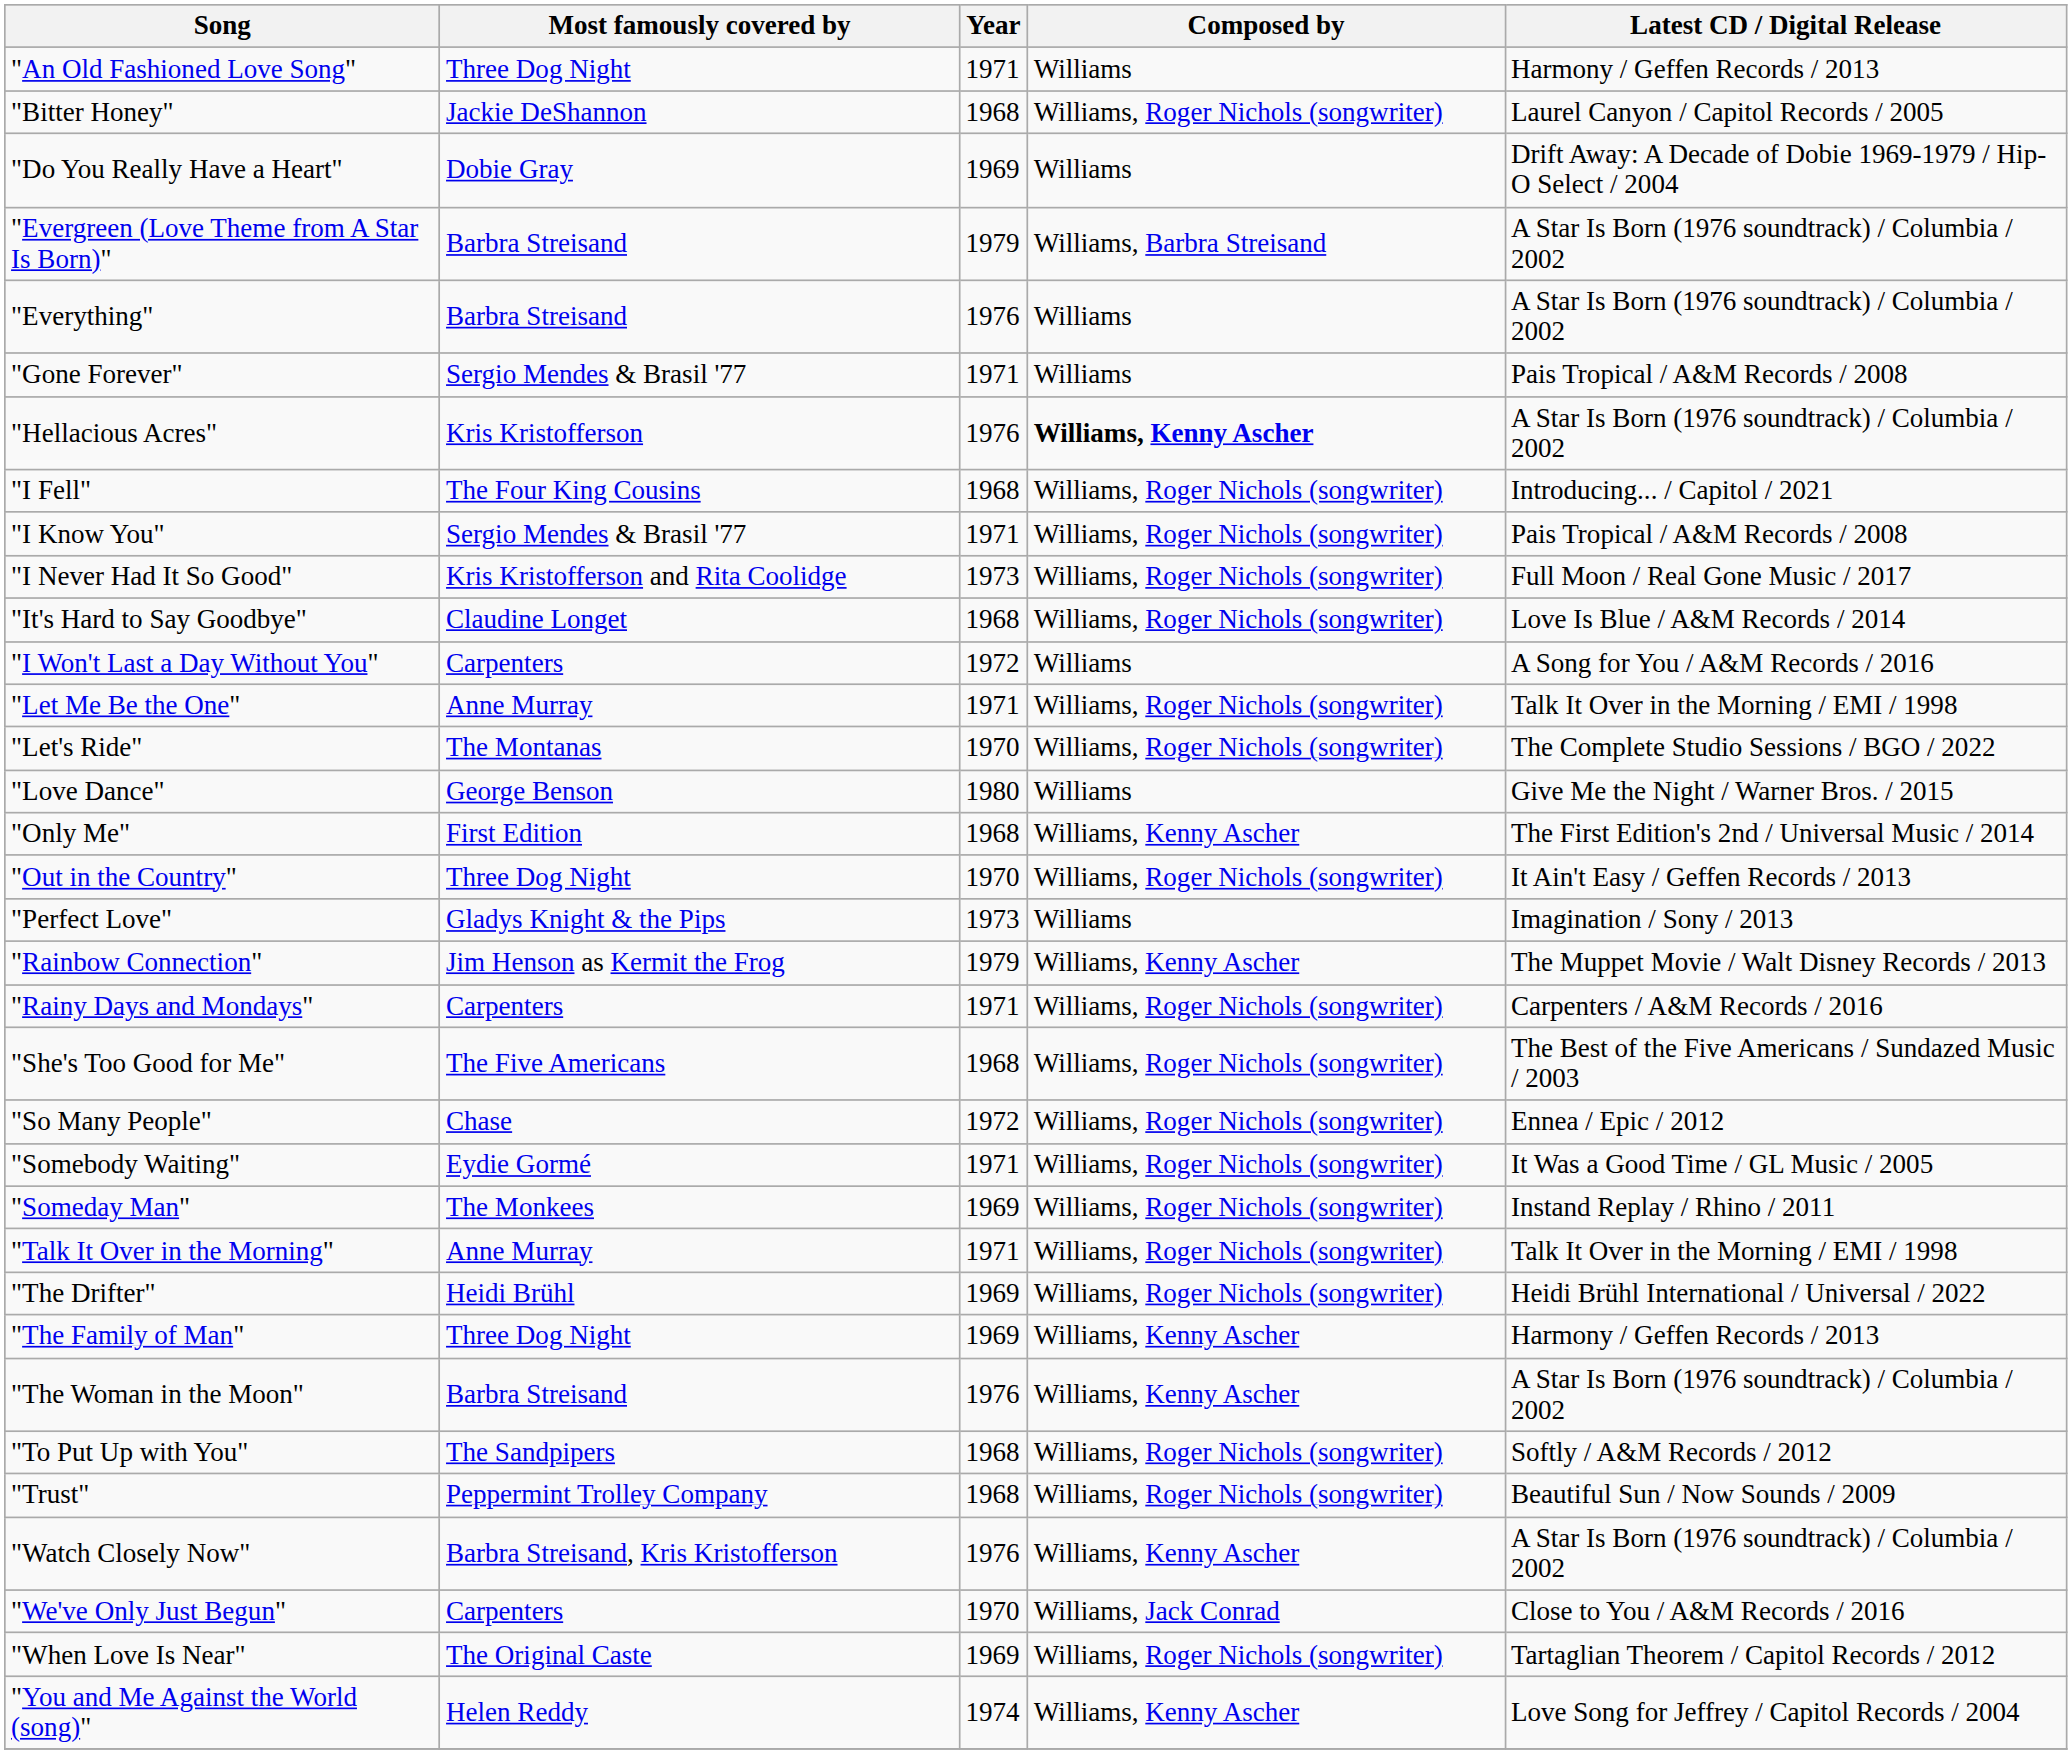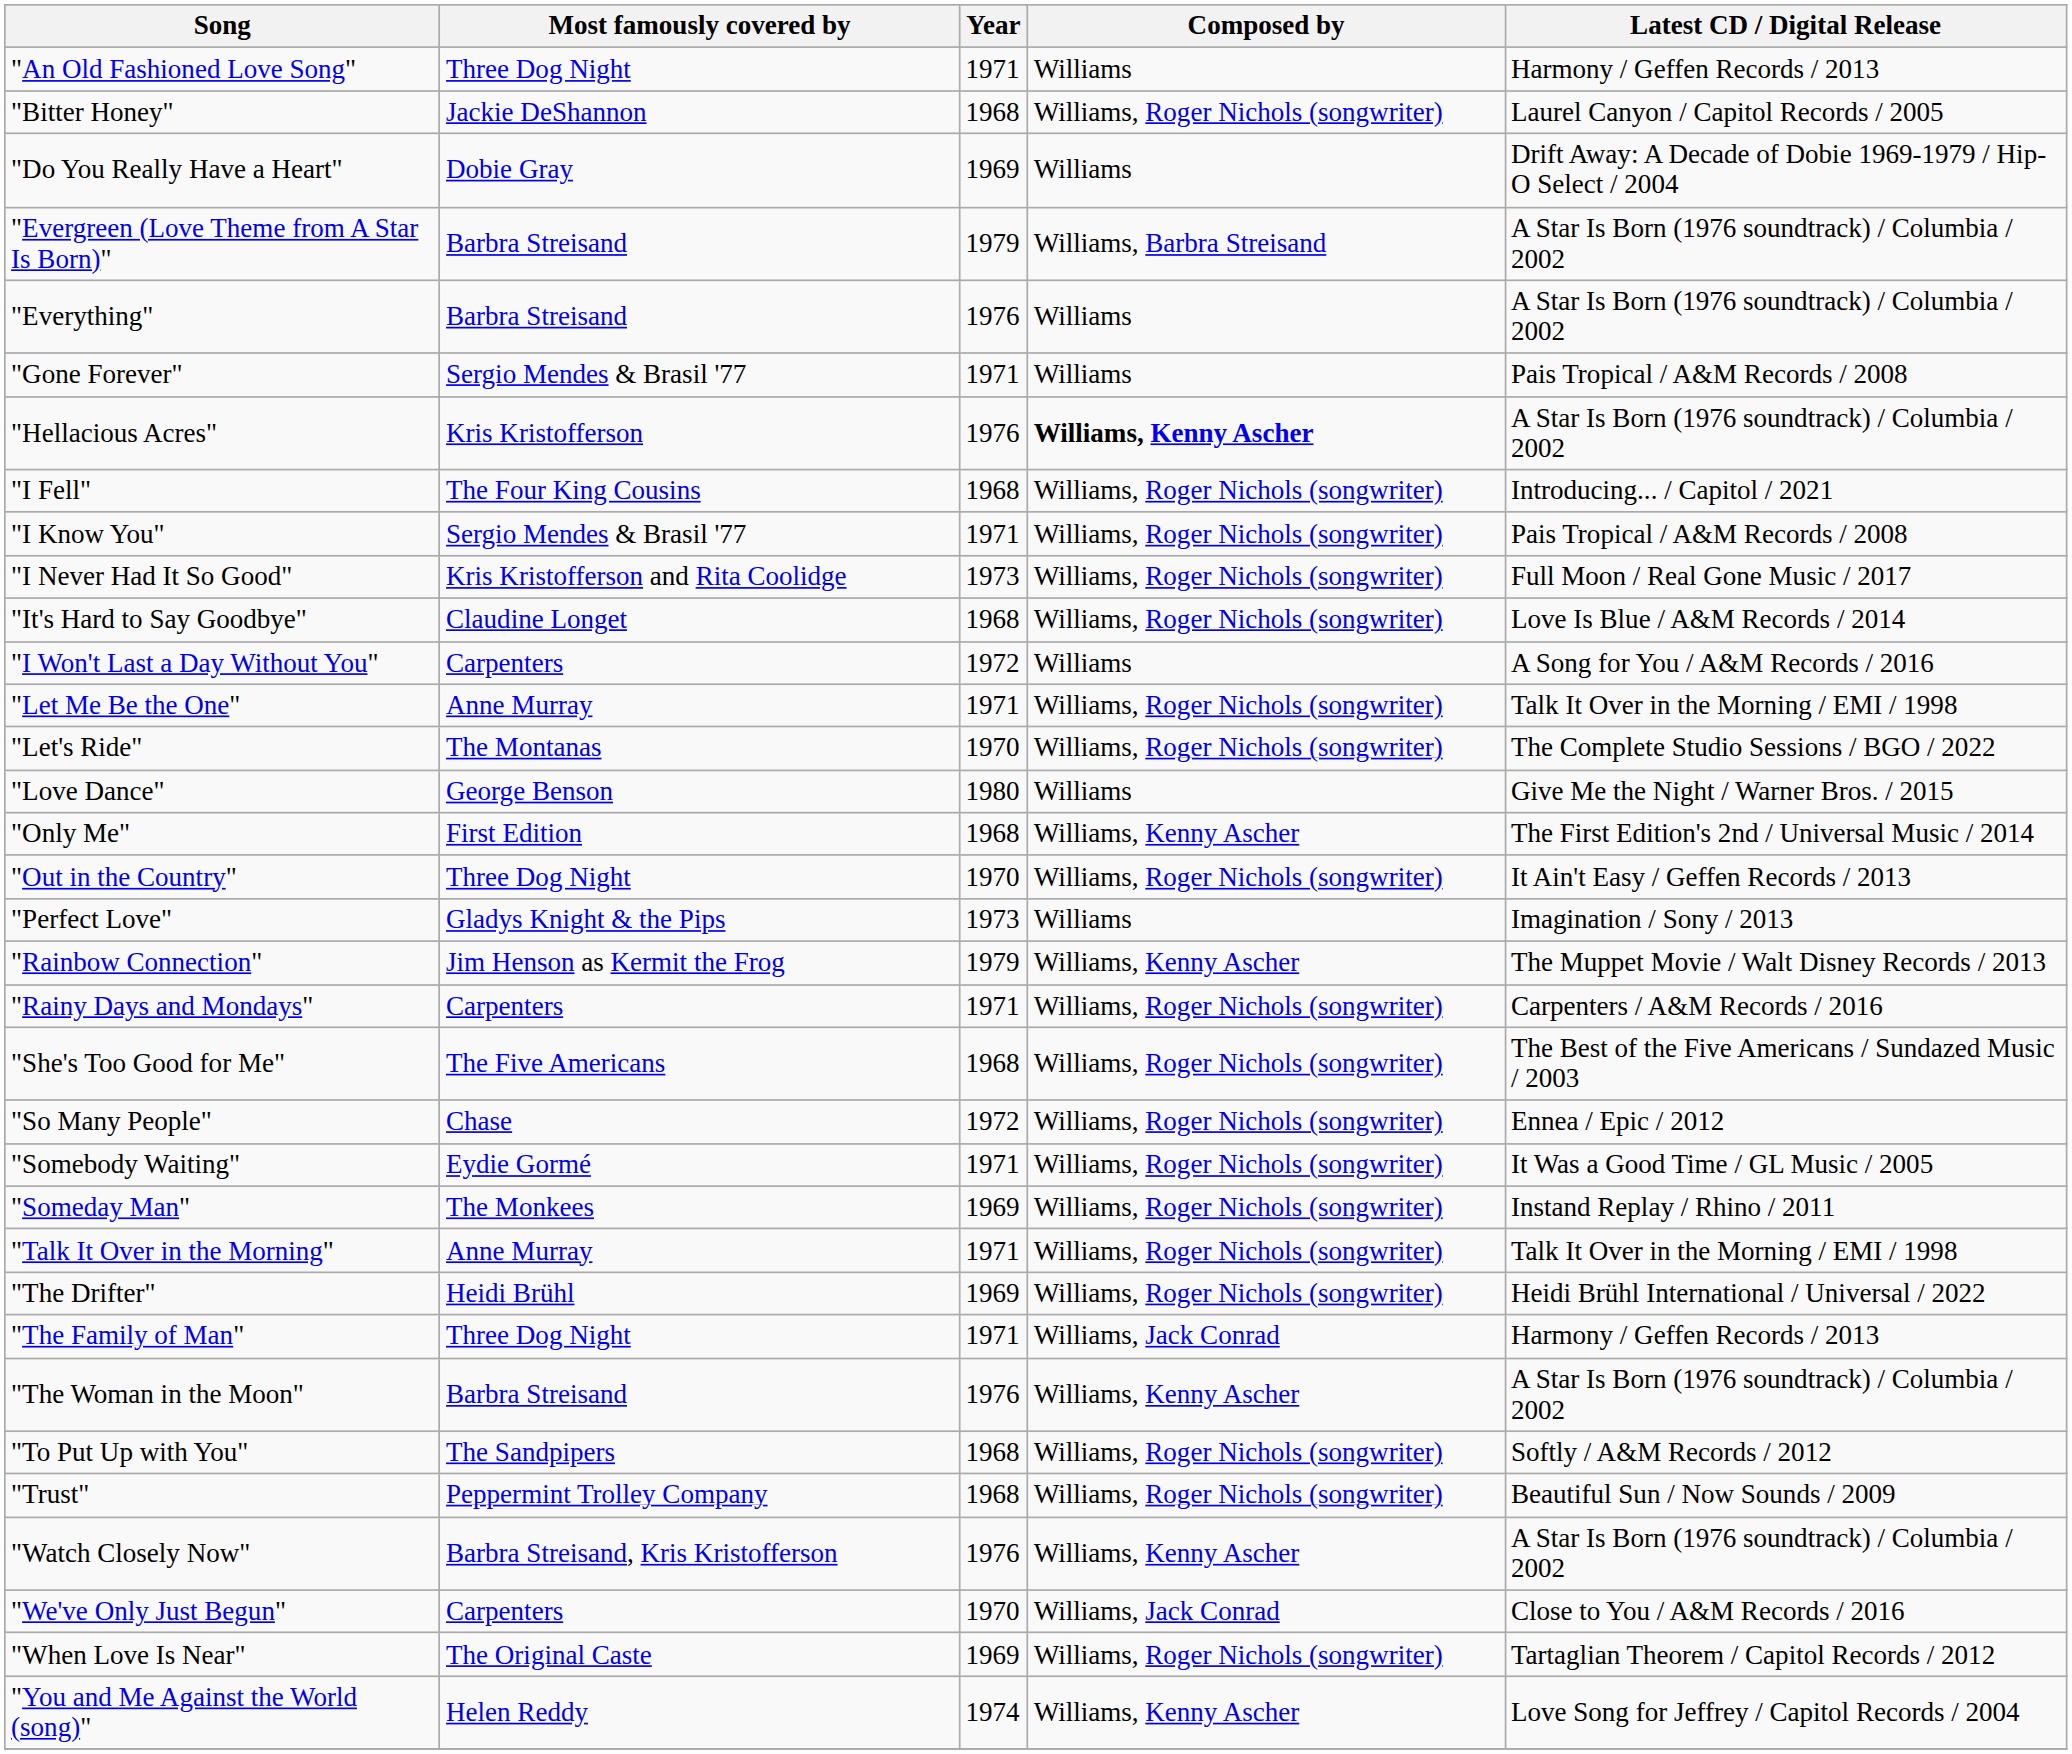(993, 1335) 1969 -> (993, 1335) 1971
(1166, 1335) Williams, Kenny Ascher -> (1157, 1335) Williams, Jack Conrad
